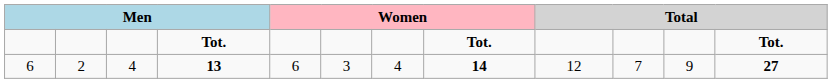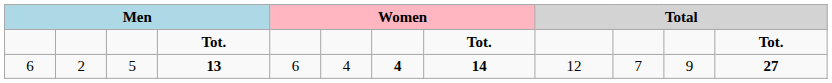(132, 66) 4 -> (132, 66) 5
(347, 66) 3 -> (347, 66) 4
(398, 66) normal -> (398, 66) bold
